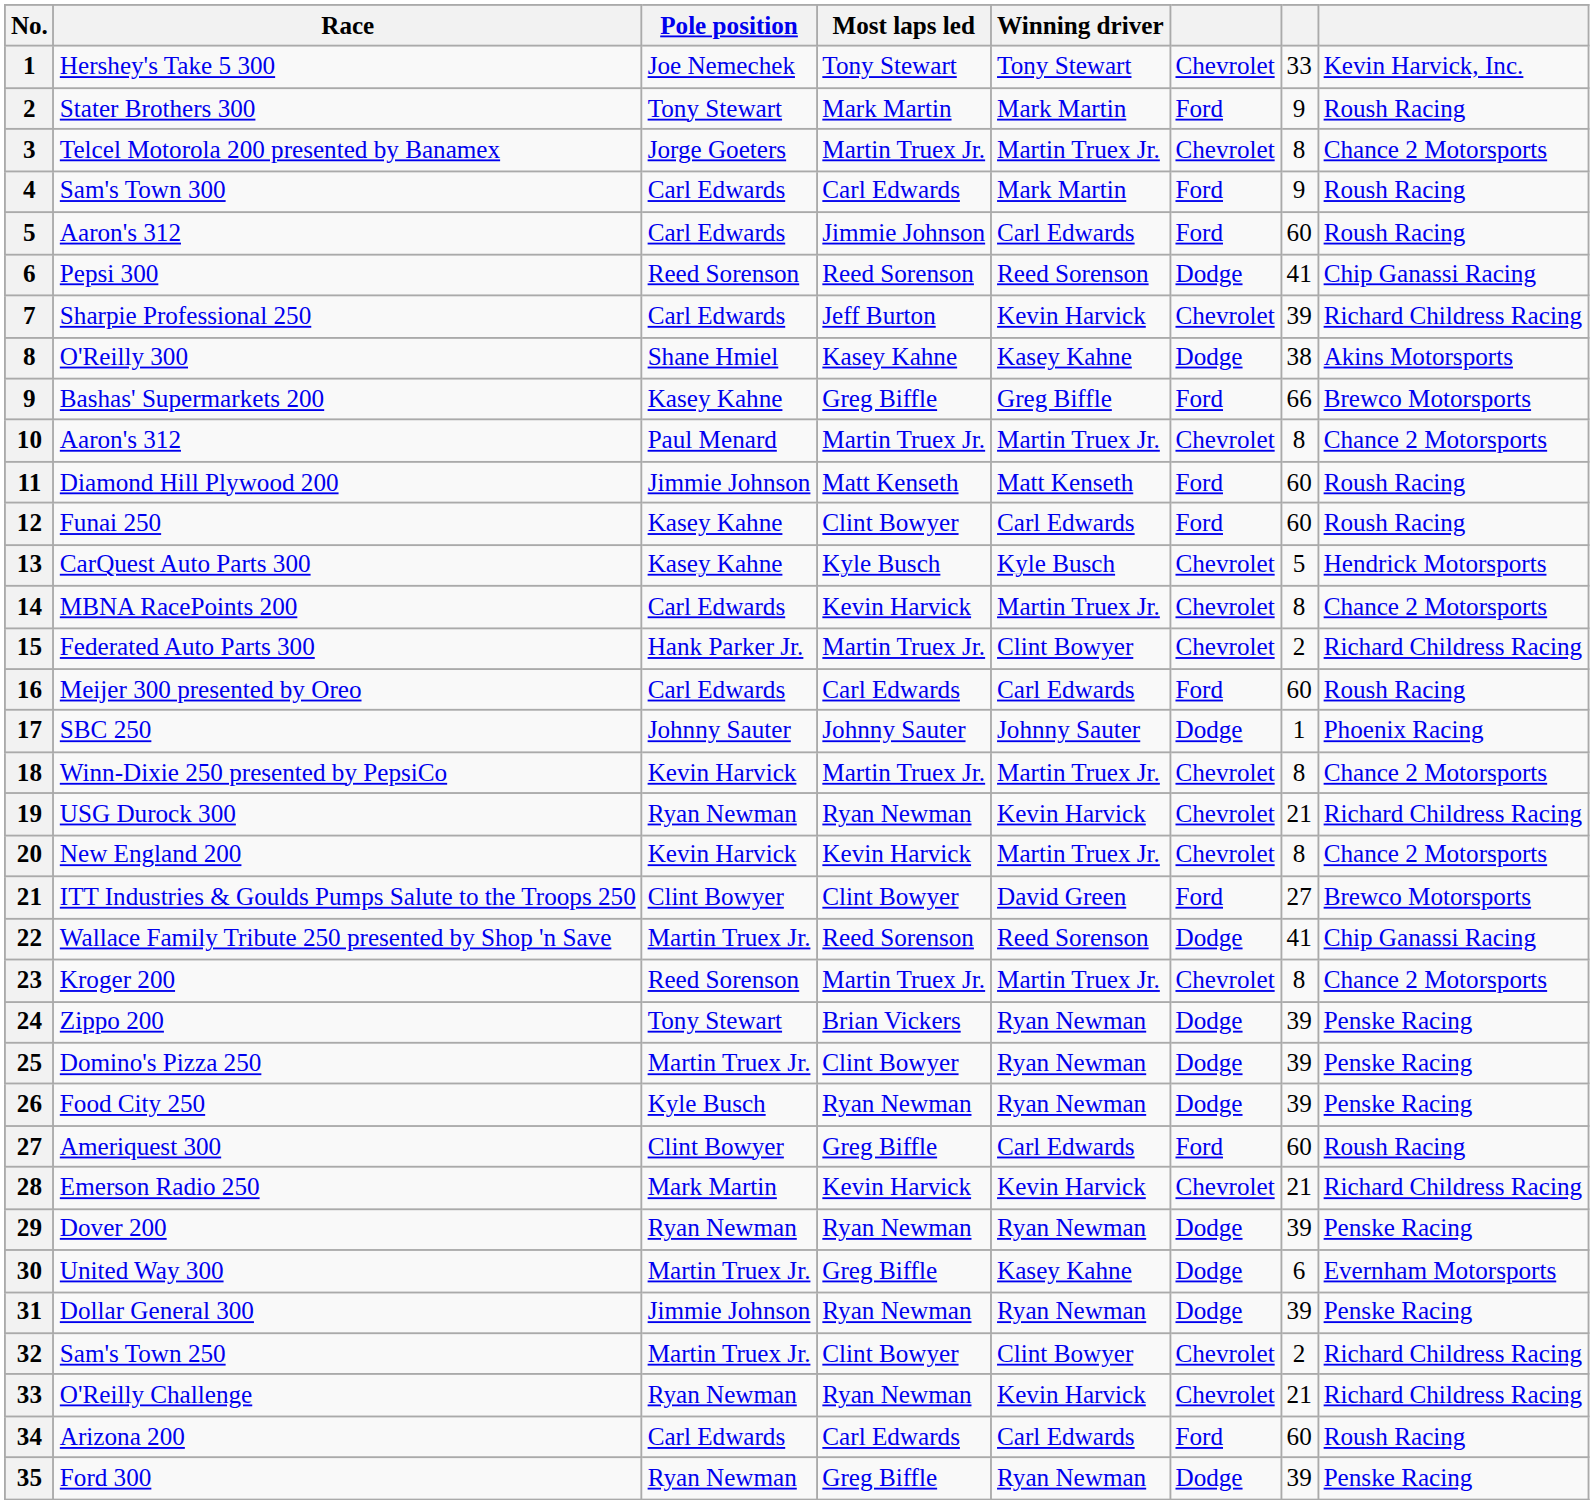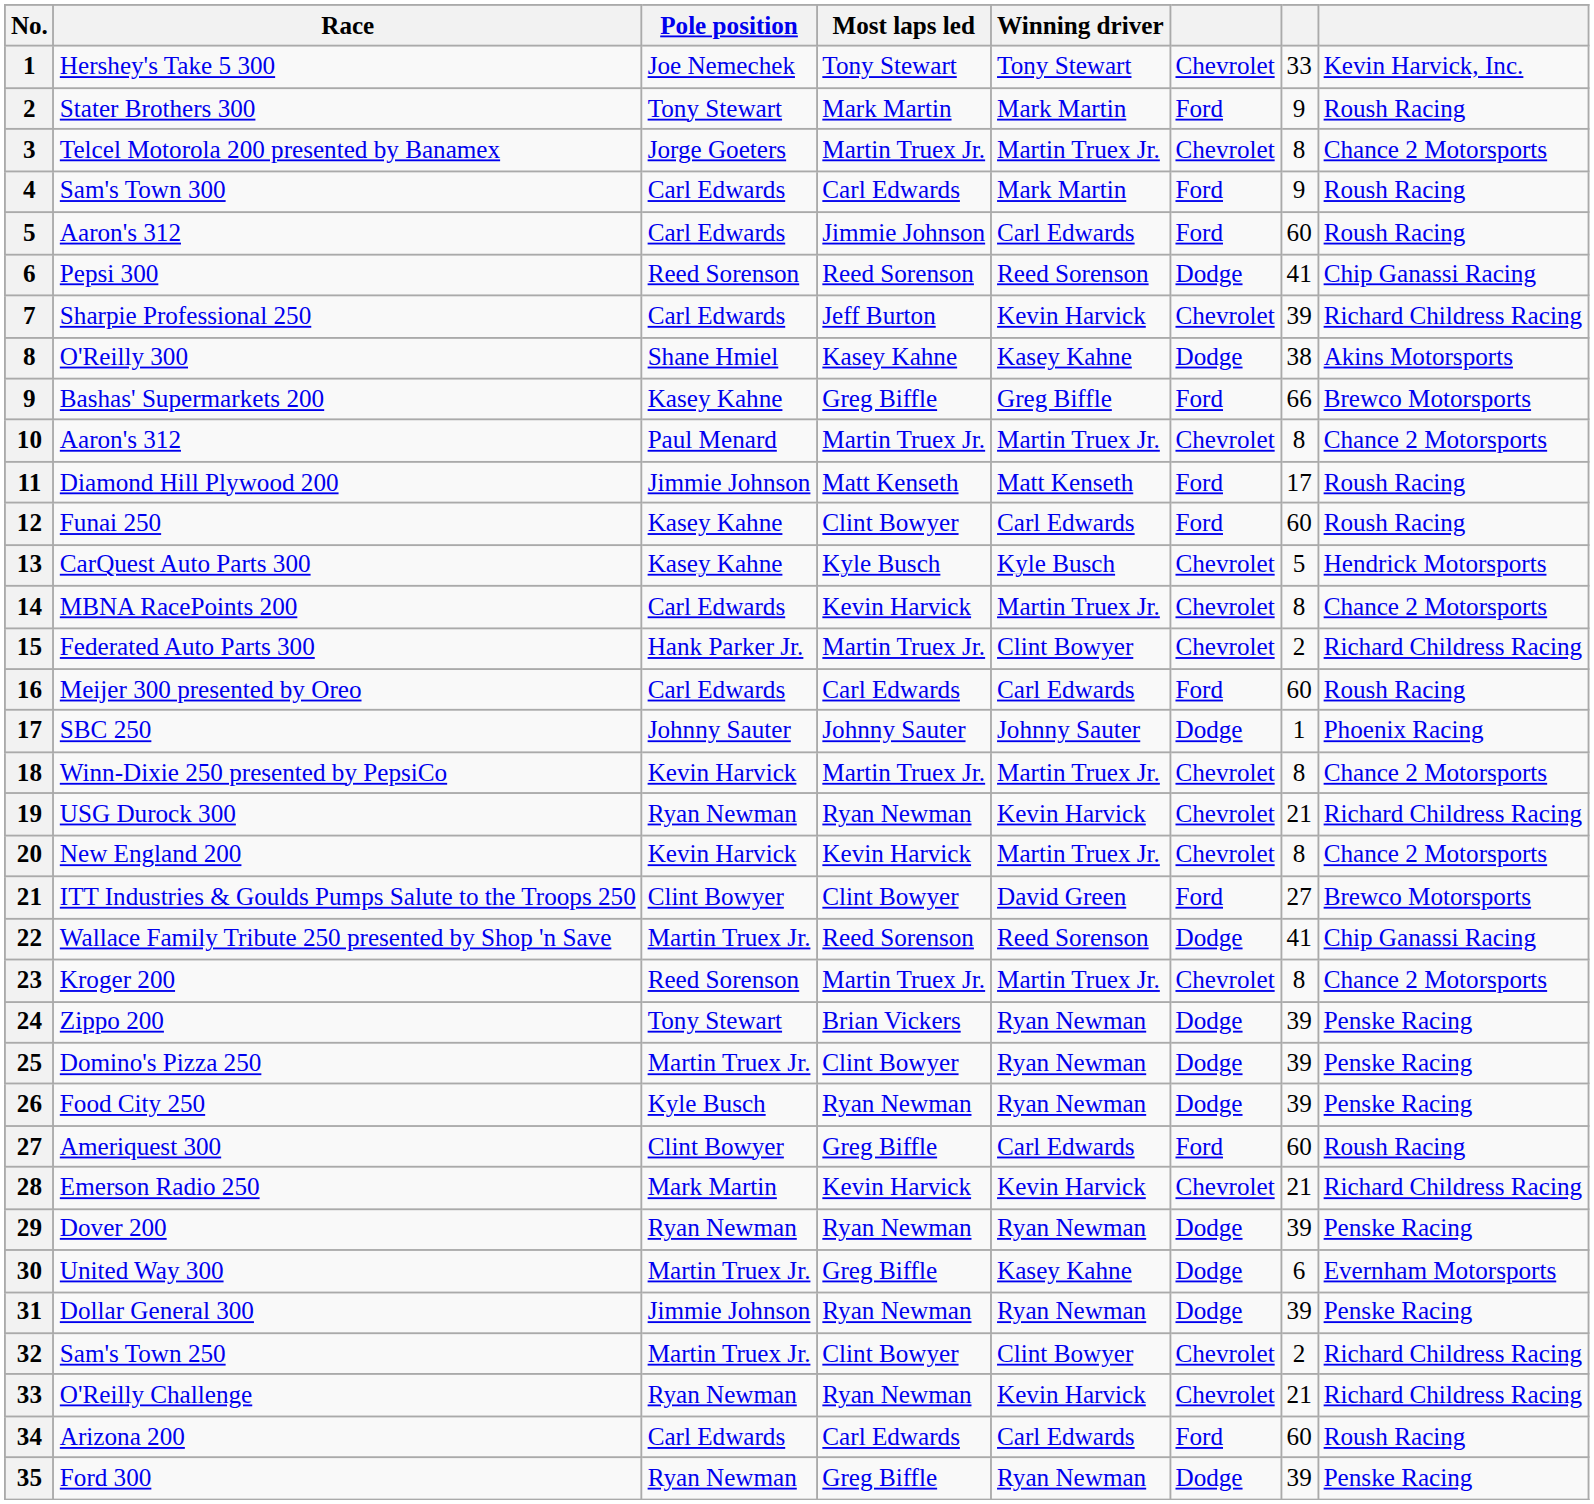(1299, 481) 60 -> (1299, 481) 17
